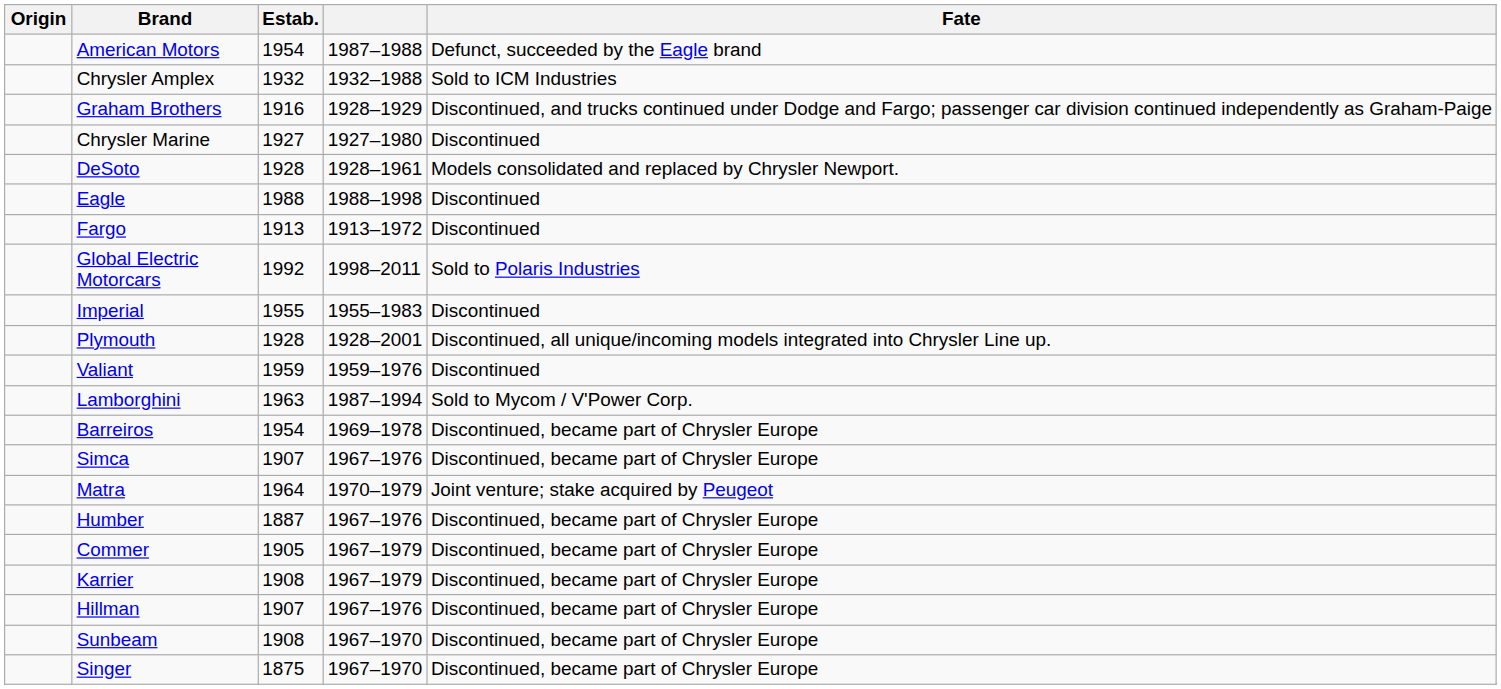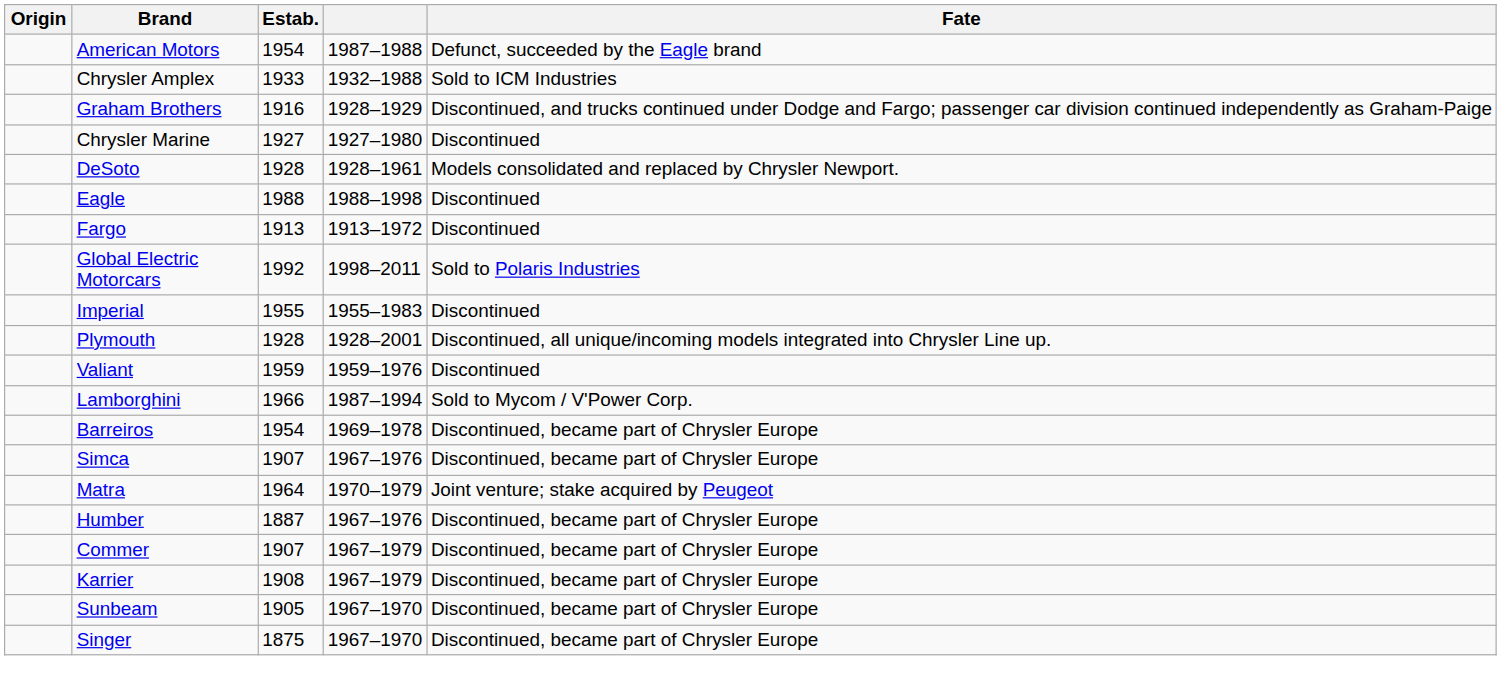(283, 79) 1932 -> (283, 79) 1933
(283, 400) 1963 -> (283, 400) 1966
(283, 549) 1905 -> (283, 549) 1907
- row: (108, 609)
(283, 639) 1908 -> (283, 609) 1905
